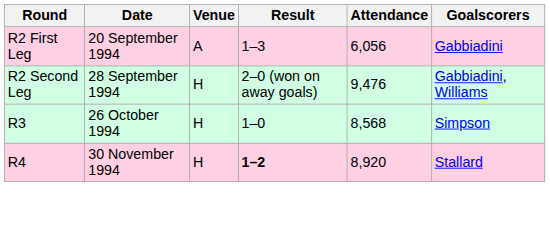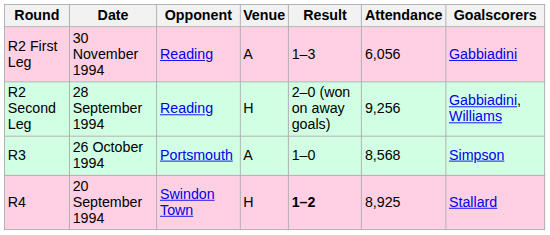+ column: (198, 15)
(133, 46) 20 September 1994 -> (105, 54) 30 November 1994
(368, 84) 9,476 -> (383, 109) 9,256
(198, 123) H -> (248, 155) A
(131, 162) 30 November 1994 -> (107, 202) 20 September 1994
(368, 162) 8,920 -> (383, 202) 8,925
